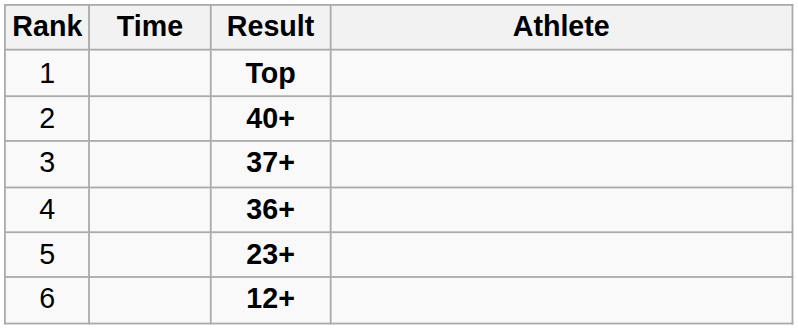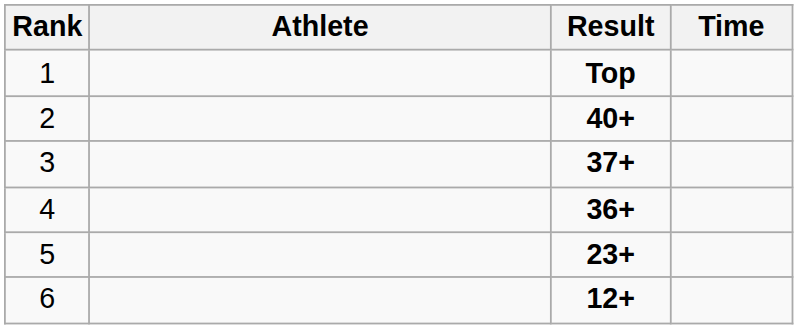columns swapped: (561, 27) <-> (150, 27)
